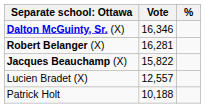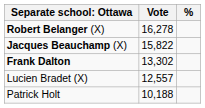- row: (66, 29)
(157, 45) 16,281 -> (157, 29) 16,278
+ row: (39, 62)
